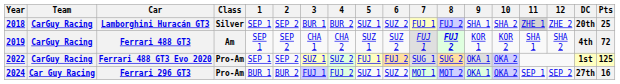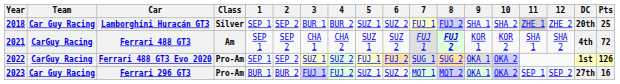(62, 24) CarGuy Racing -> (62, 24) Car Guy Racing
(16, 42) 2019 -> (16, 42) 2021
(606, 59) 125 -> (606, 59) 126
(16, 73) 2024 -> (16, 73) 2023
